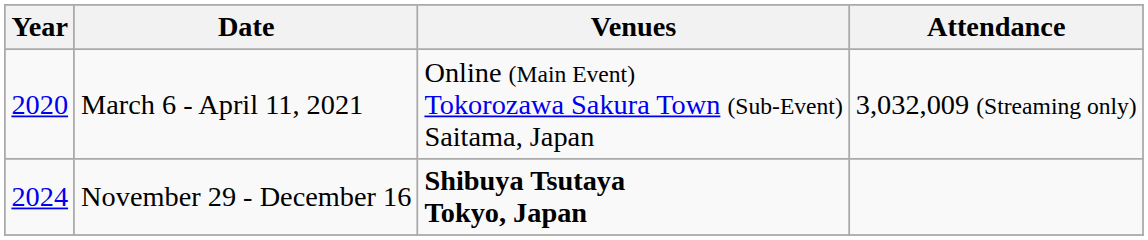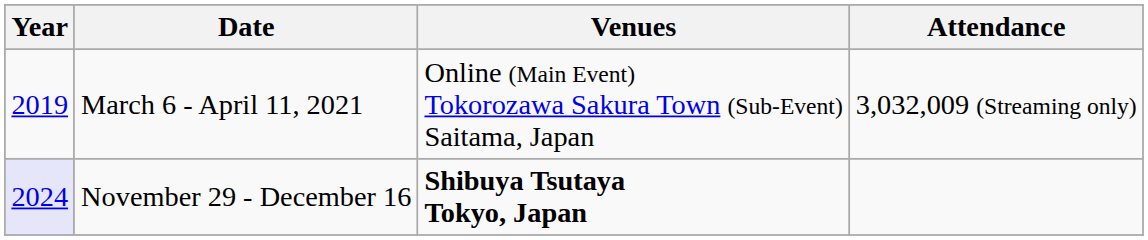(40, 103) 2020 -> (40, 103) 2019
(40, 196) no background -> (40, 196) lavender background
